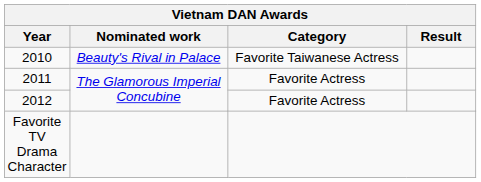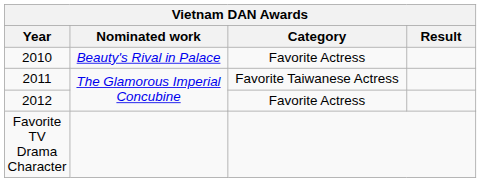(317, 57) Favorite Taiwanese Actress -> (317, 57) Favorite Actress
(317, 79) Favorite Actress -> (317, 79) Favorite Taiwanese Actress
